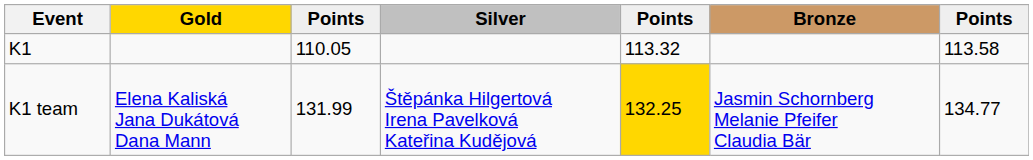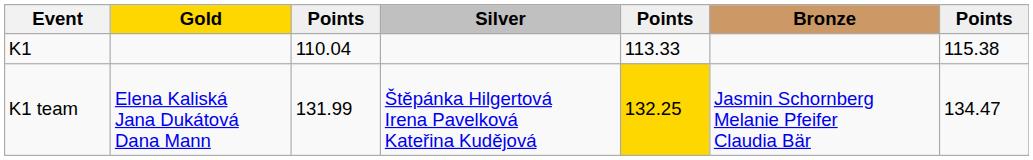(323, 48) 110.05 -> (323, 48) 110.04
(652, 48) 113.32 -> (652, 48) 113.33
(972, 48) 113.58 -> (972, 48) 115.38
(972, 109) 134.77 -> (972, 109) 134.47
